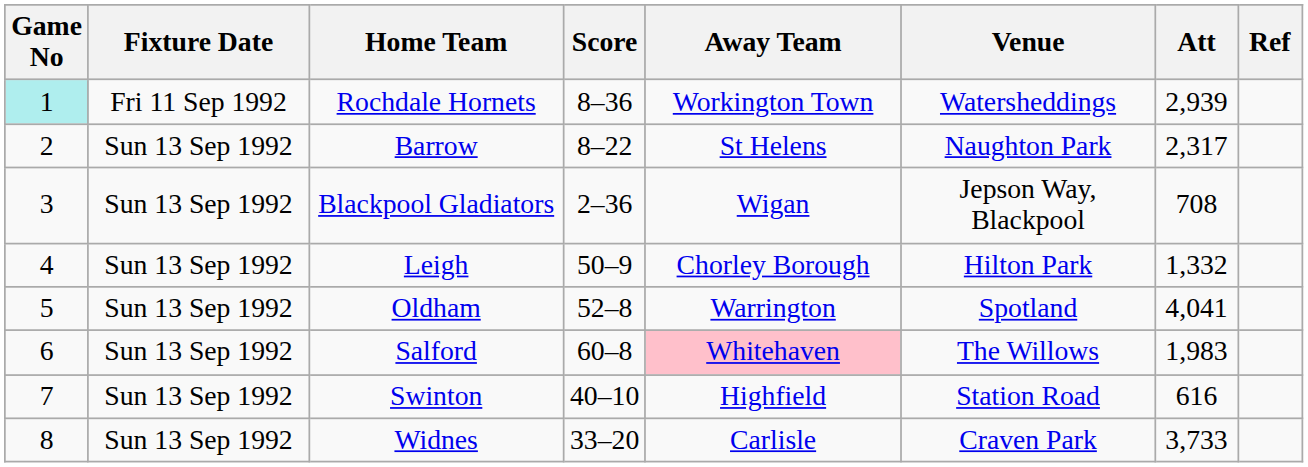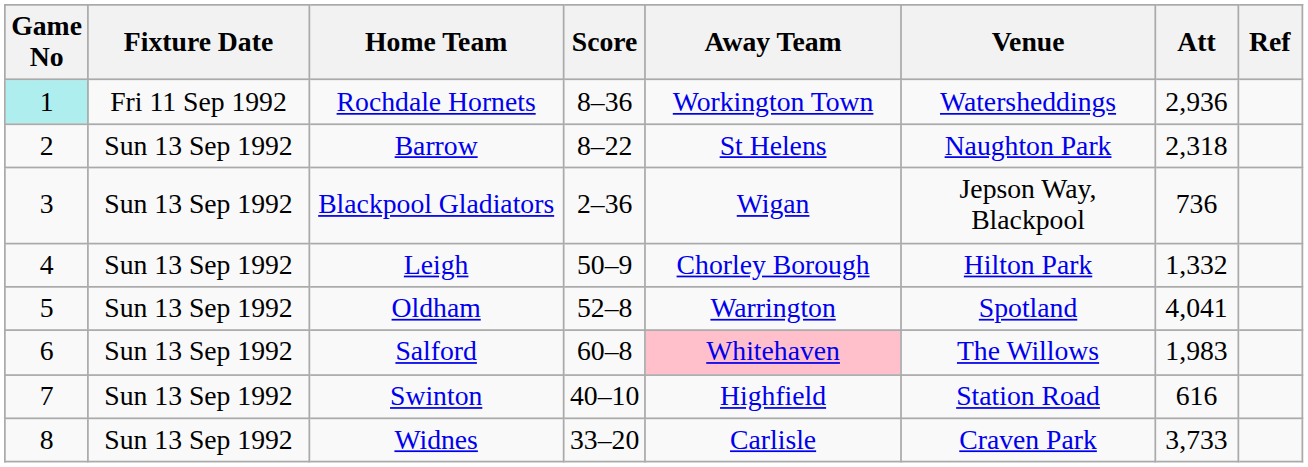(1197, 101) 2,939 -> (1197, 101) 2,936
(1197, 145) 2,317 -> (1197, 145) 2,318
(1197, 204) 708 -> (1197, 204) 736
